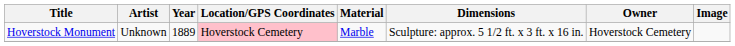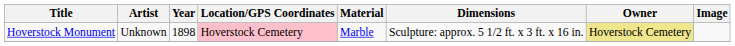(184, 32) 1889 -> (184, 32) 1898
(640, 32) no background -> (640, 32) khaki background
